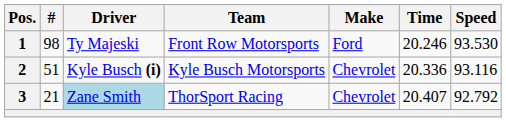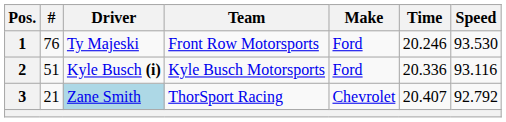(52, 44) 98 -> (52, 44) 76
(364, 70) Chevrolet -> (348, 70) Ford
